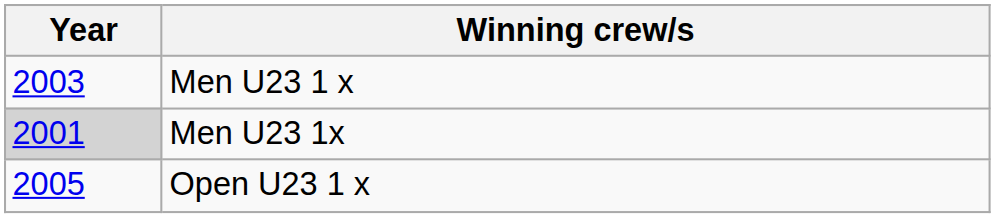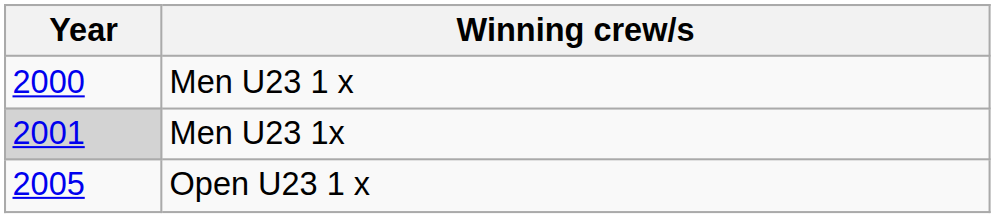(49, 81) 2003 -> (49, 81) 2000
